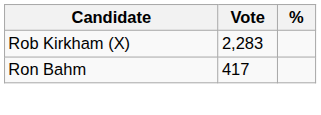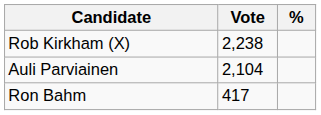(243, 43) 2,283 -> (243, 43) 2,238
+ row: (63, 69)
